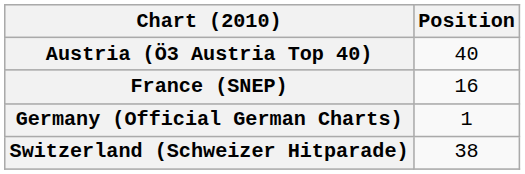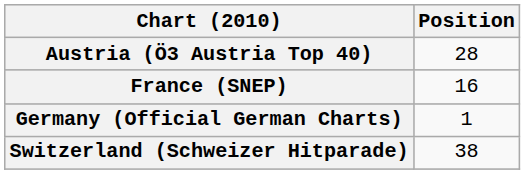(467, 54) 40 -> (467, 54) 28
